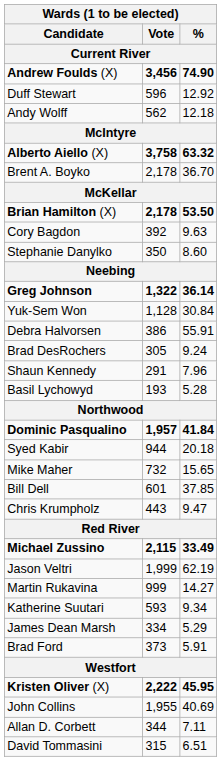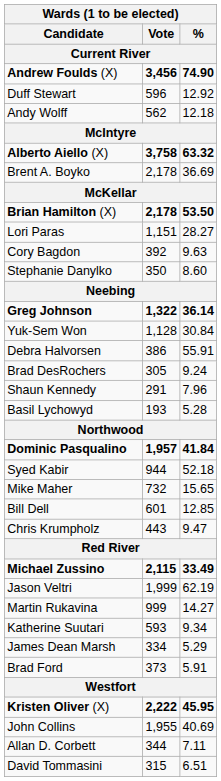(198, 172) 36.70 -> (198, 172) 36.69
+ row: (36, 232)
(198, 449) 20.18 -> (198, 469) 52.18
(198, 489) 37.85 -> (198, 509) 12.85
